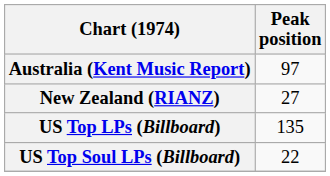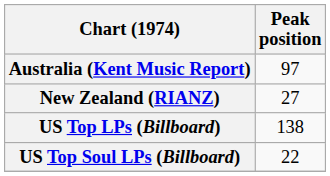(290, 127) 135 -> (290, 127) 138
